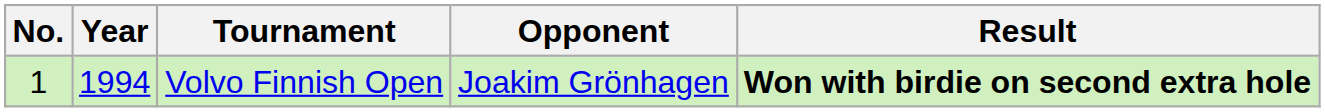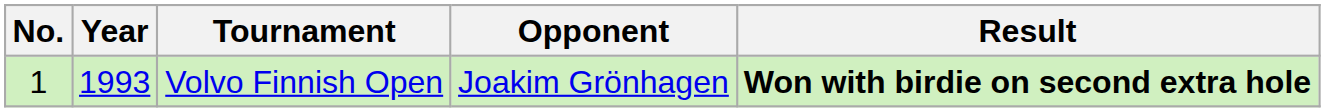(115, 81) 1994 -> (115, 81) 1993
